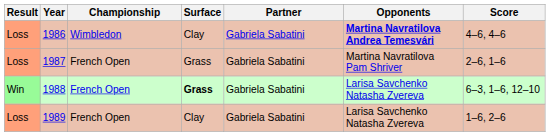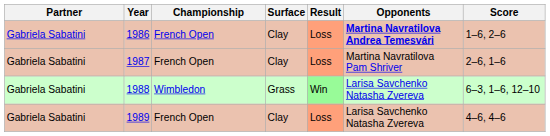columns swapped: (22, 12) <-> (284, 12)
(96, 34) Wimbledon -> (184, 34) French Open
(486, 34) 4–6, 4–6 -> (486, 34) 1–6, 2–6
(197, 62) Grass -> (278, 62) Clay
(100, 90) French Open -> (180, 90) Wimbledon
(198, 90) bold -> (281, 90) normal
(486, 117) 1–6, 2–6 -> (486, 117) 4–6, 4–6
